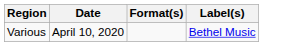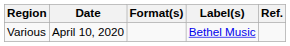+ column: (272, 13)
